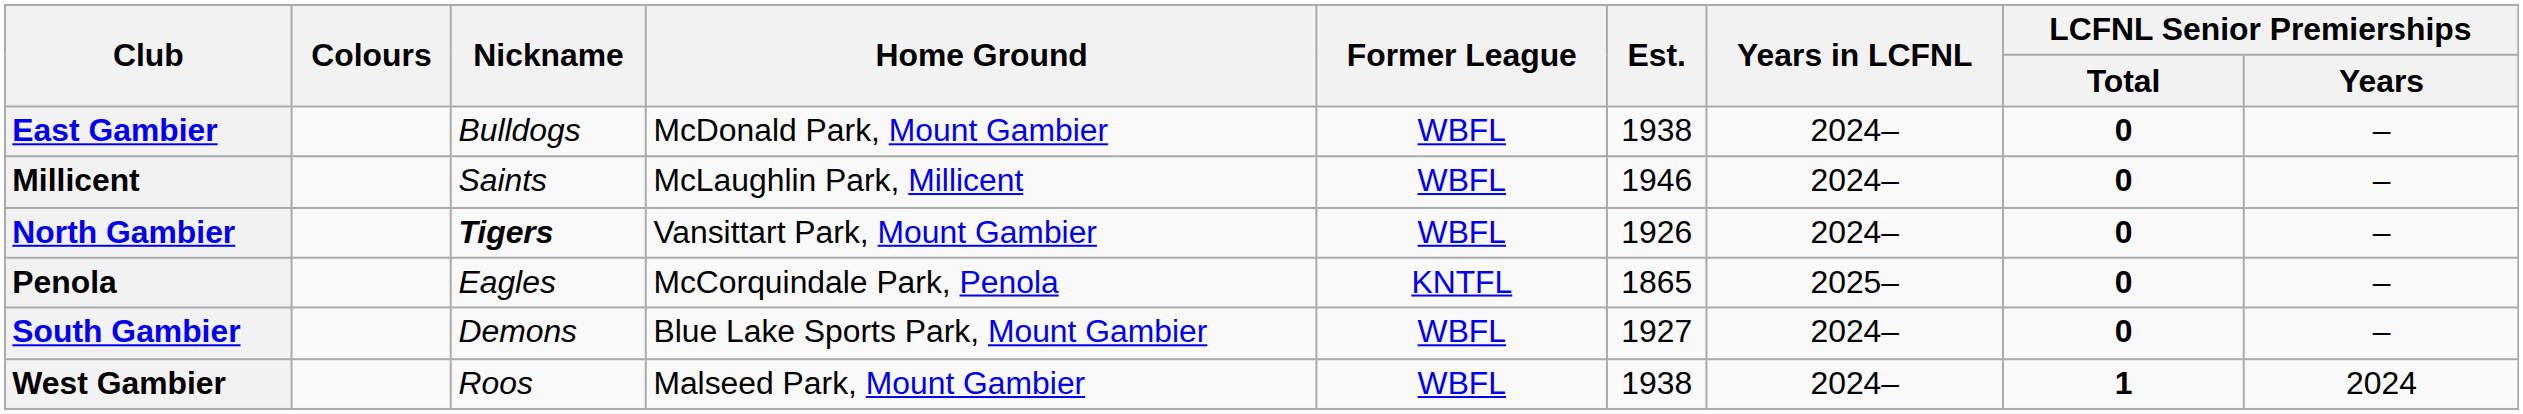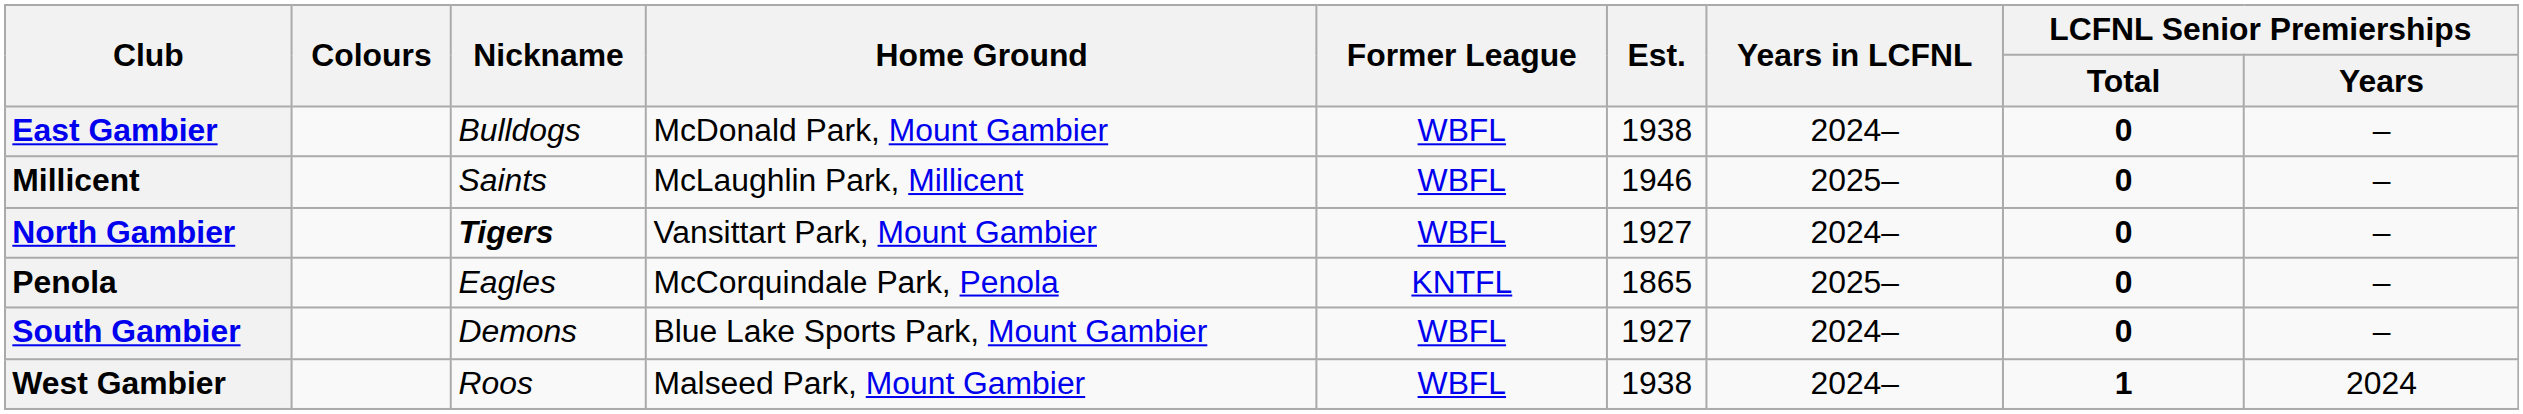(1855, 181) 2024– -> (1855, 181) 2025–
(1657, 231) 1926 -> (1657, 231) 1927
